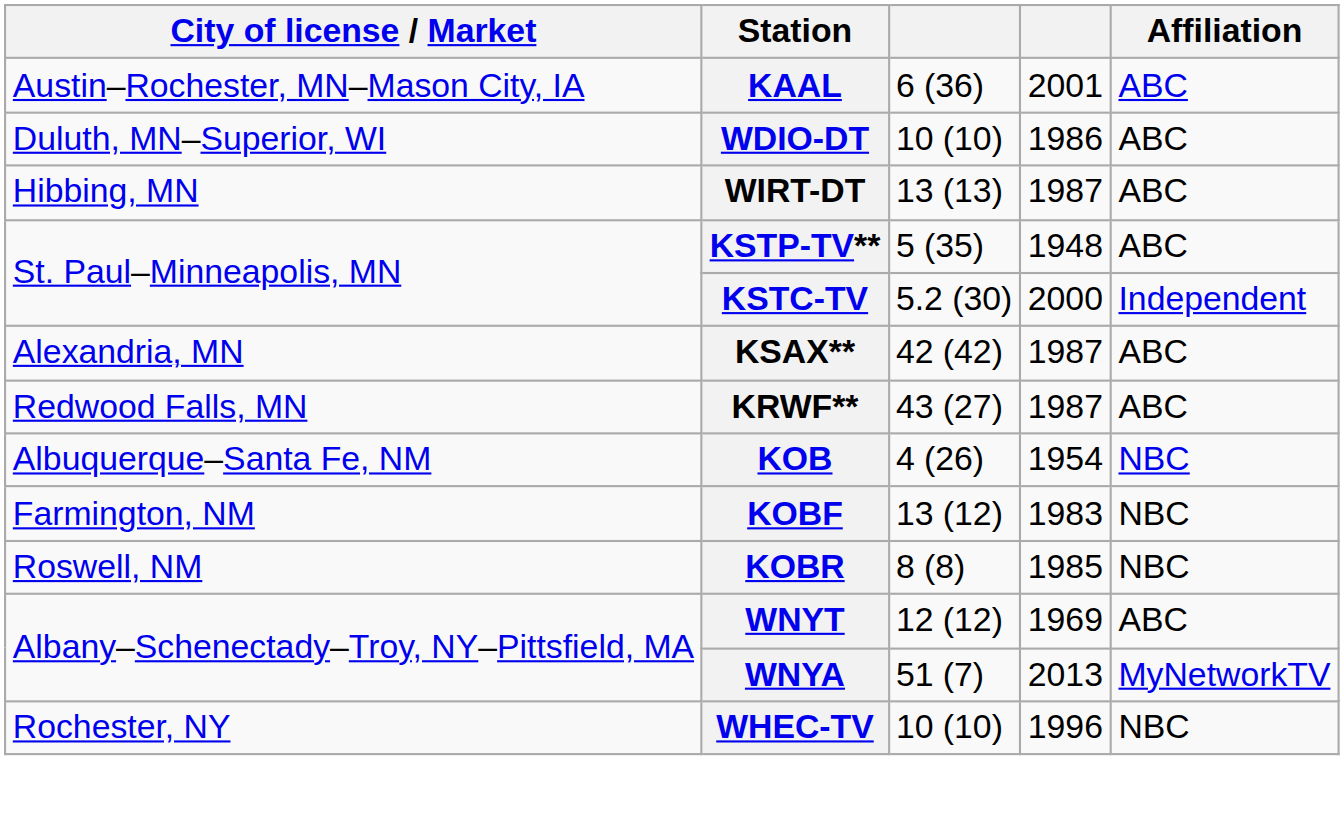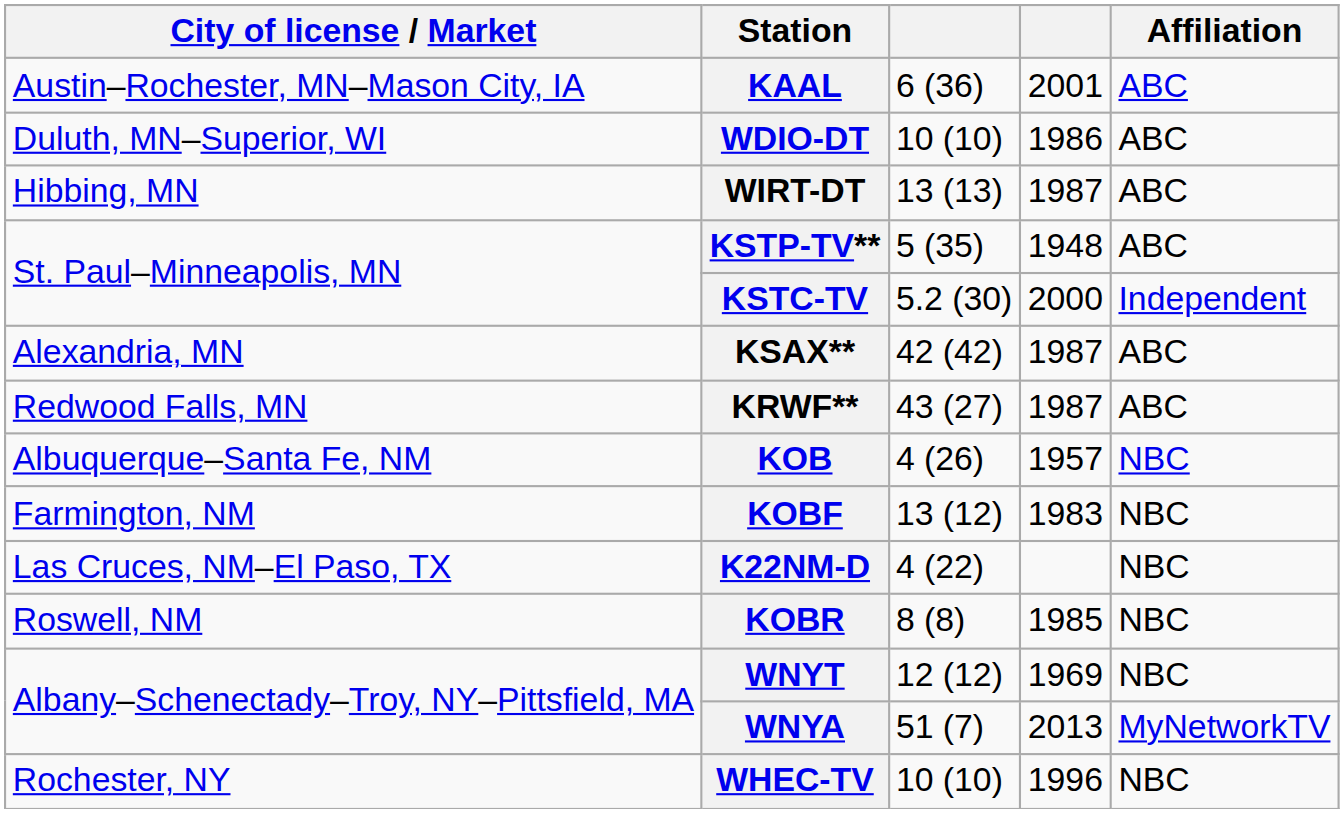(1065, 459) 1954 -> (1065, 459) 1957
+ row: (795, 566)
(1153, 620) ABC -> (1154, 673) NBC
